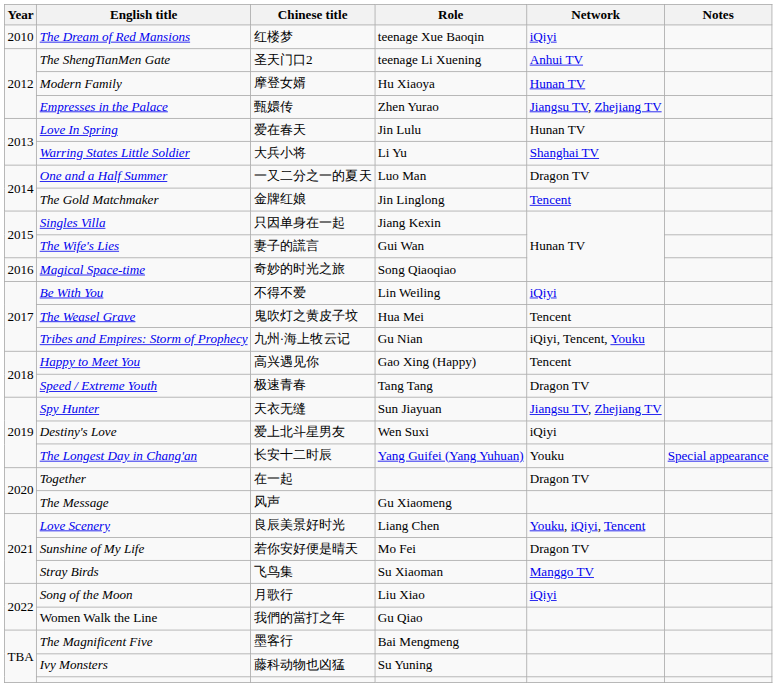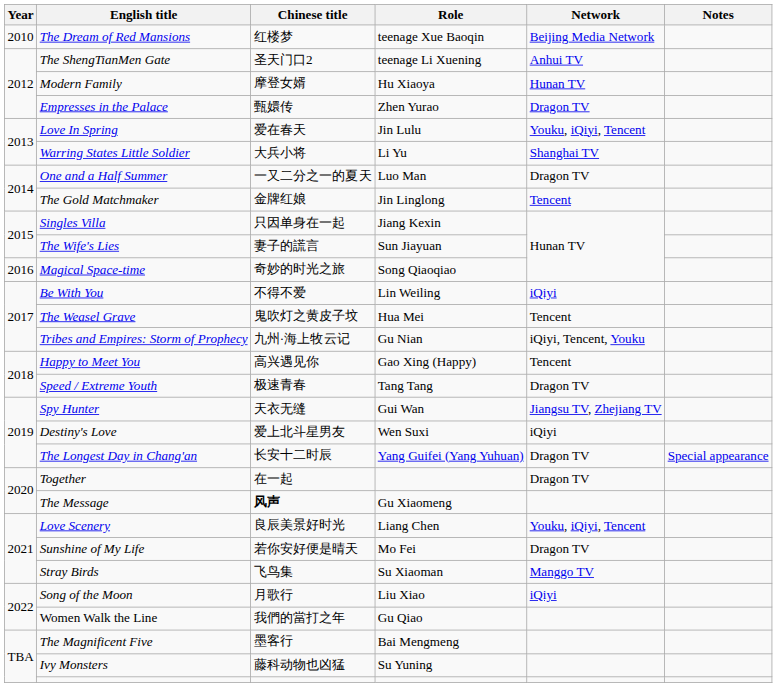(543, 36) iQiyi -> (592, 36) Beijing Media Network
(596, 106) Jiangsu TV, Zhejiang TV -> (560, 106) Dragon TV
(557, 130) Hunan TV -> (587, 130) Youku, iQiyi, Tencent
(401, 246) Gui Wan -> (410, 246) Sun Jiayuan
(410, 409) Sun Jiayuan -> (401, 409) Gui Wan
(547, 455) Youku -> (560, 455) Dragon TV
(267, 501) normal -> (267, 501) bold
